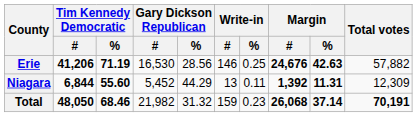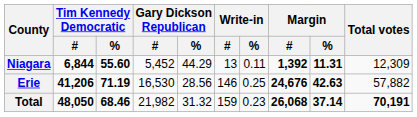rows swapped: (29, 64) <-> (29, 83)
